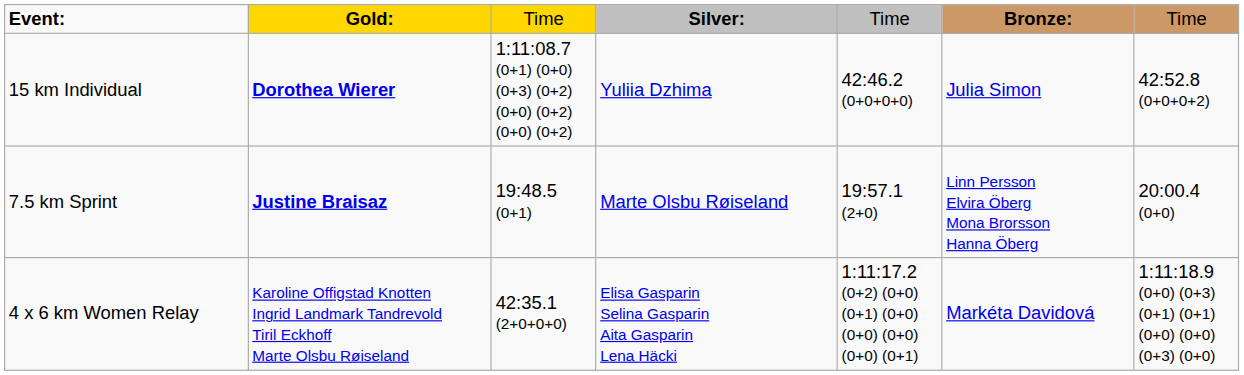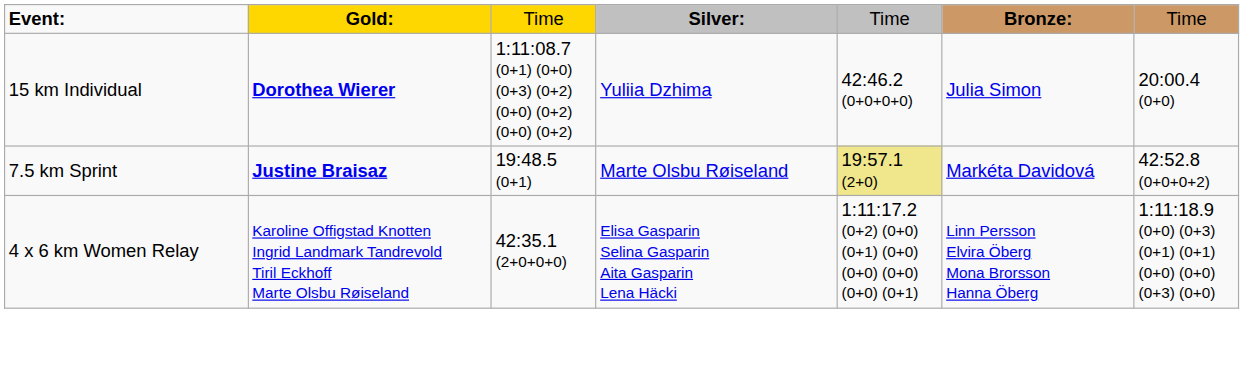(1174, 89) 42:52.8 (0+0+0+2) -> (1169, 89) 20:00.4 (0+0)
(872, 201) no background -> (872, 170) khaki background
(998, 213) Linn Persson Elvira Öberg Mona Brorsson Hanna Öberg -> (1020, 170) Markéta Davidová
(1169, 201) 20:00.4 (0+0) -> (1174, 170) 42:52.8 (0+0+0+2)
(1020, 313) Markéta Davidová -> (998, 263) Linn Persson Elvira Öberg Mona Brorsson Hanna Öberg
